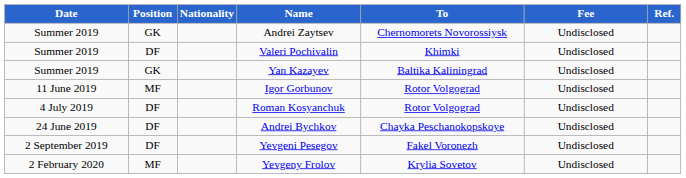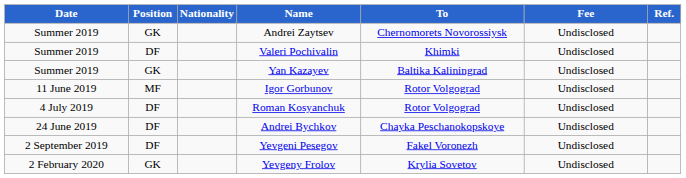(153, 164) MF -> (153, 164) GK
